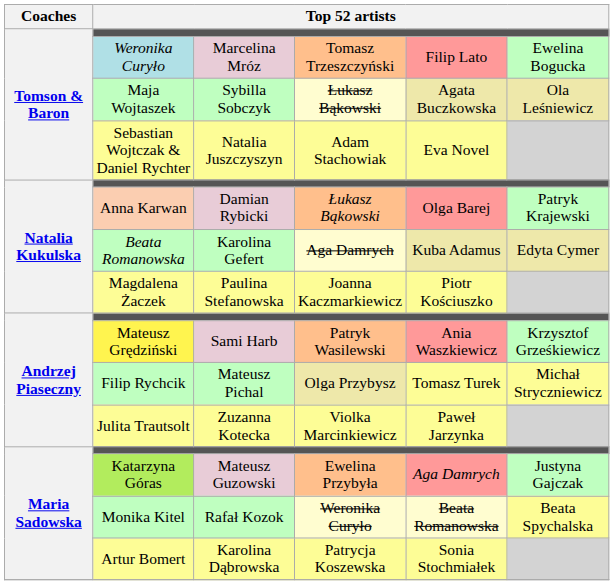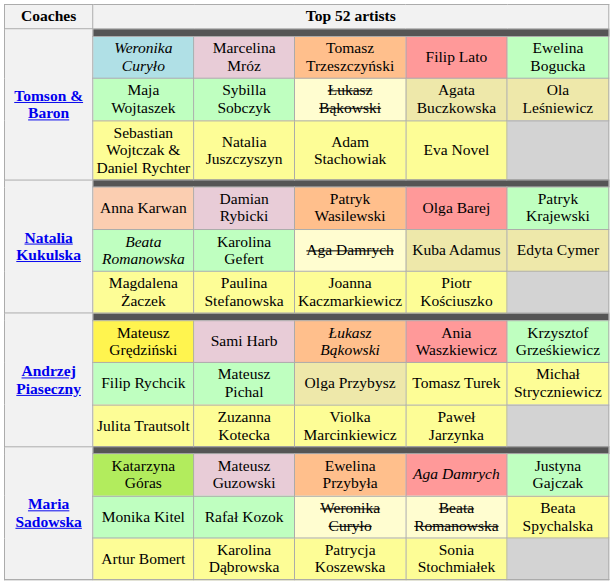(350, 208) Łukasz Bąkowski -> (350, 208) Patryk Wasilewski
(350, 341) Patryk Wasilewski -> (350, 341) Łukasz Bąkowski
